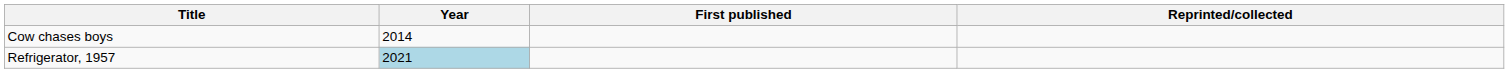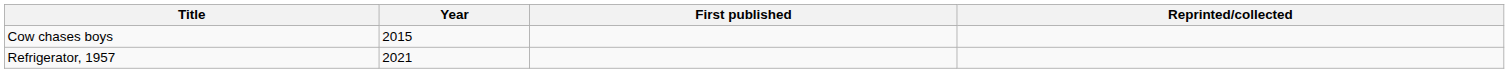(397, 36) 2014 -> (397, 36) 2015
(397, 57) lightblue background -> (397, 57) no background
